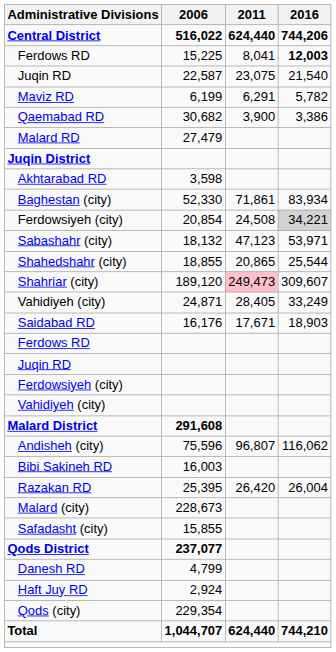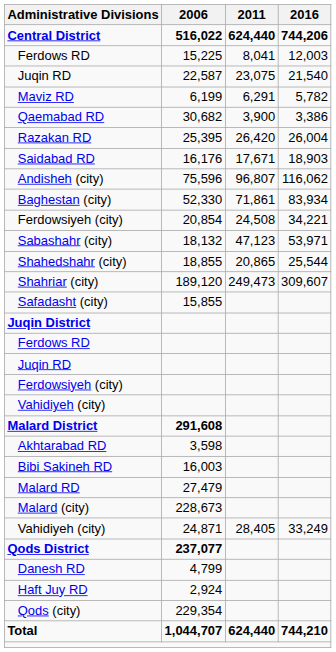(308, 55) bold -> (308, 55) normal
rows swapped: (55, 487) <-> (49, 138)
rows swapped: (56, 323) <-> (49, 158)
rows swapped: (61, 446) <-> (62, 179)
(308, 220) lightgrey background -> (308, 220) no background
(252, 281) pink background -> (252, 281) no background
rows swapped: (62, 302) <-> (63, 528)
